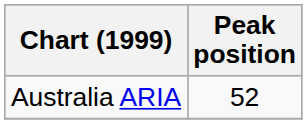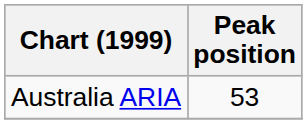(245, 97) 52 -> (245, 97) 53
